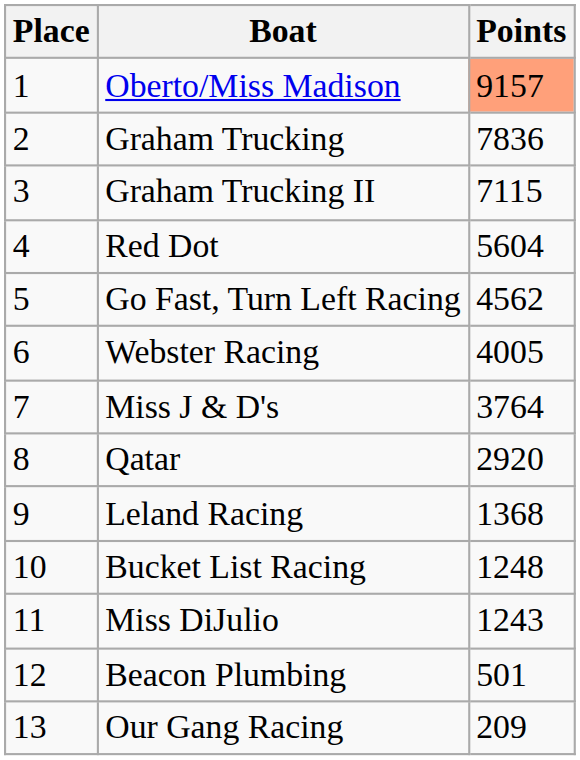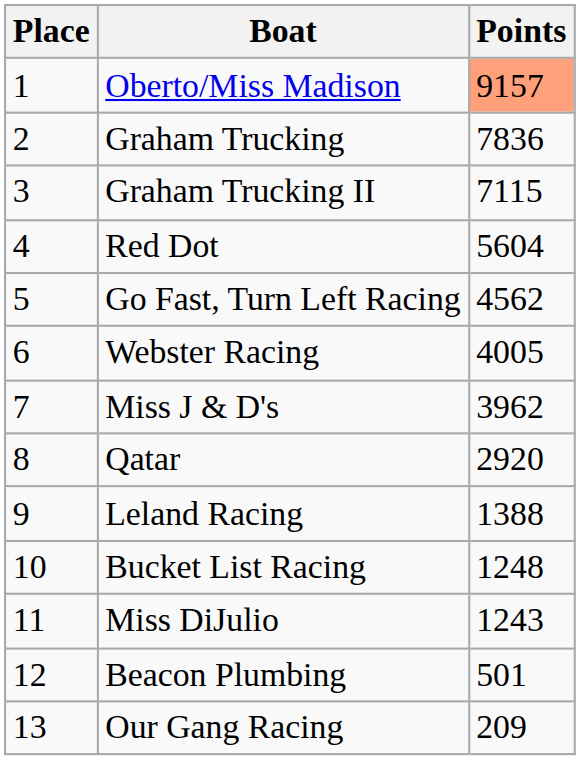(510, 406) 3764 -> (510, 406) 3962
(510, 513) 1368 -> (510, 513) 1388
